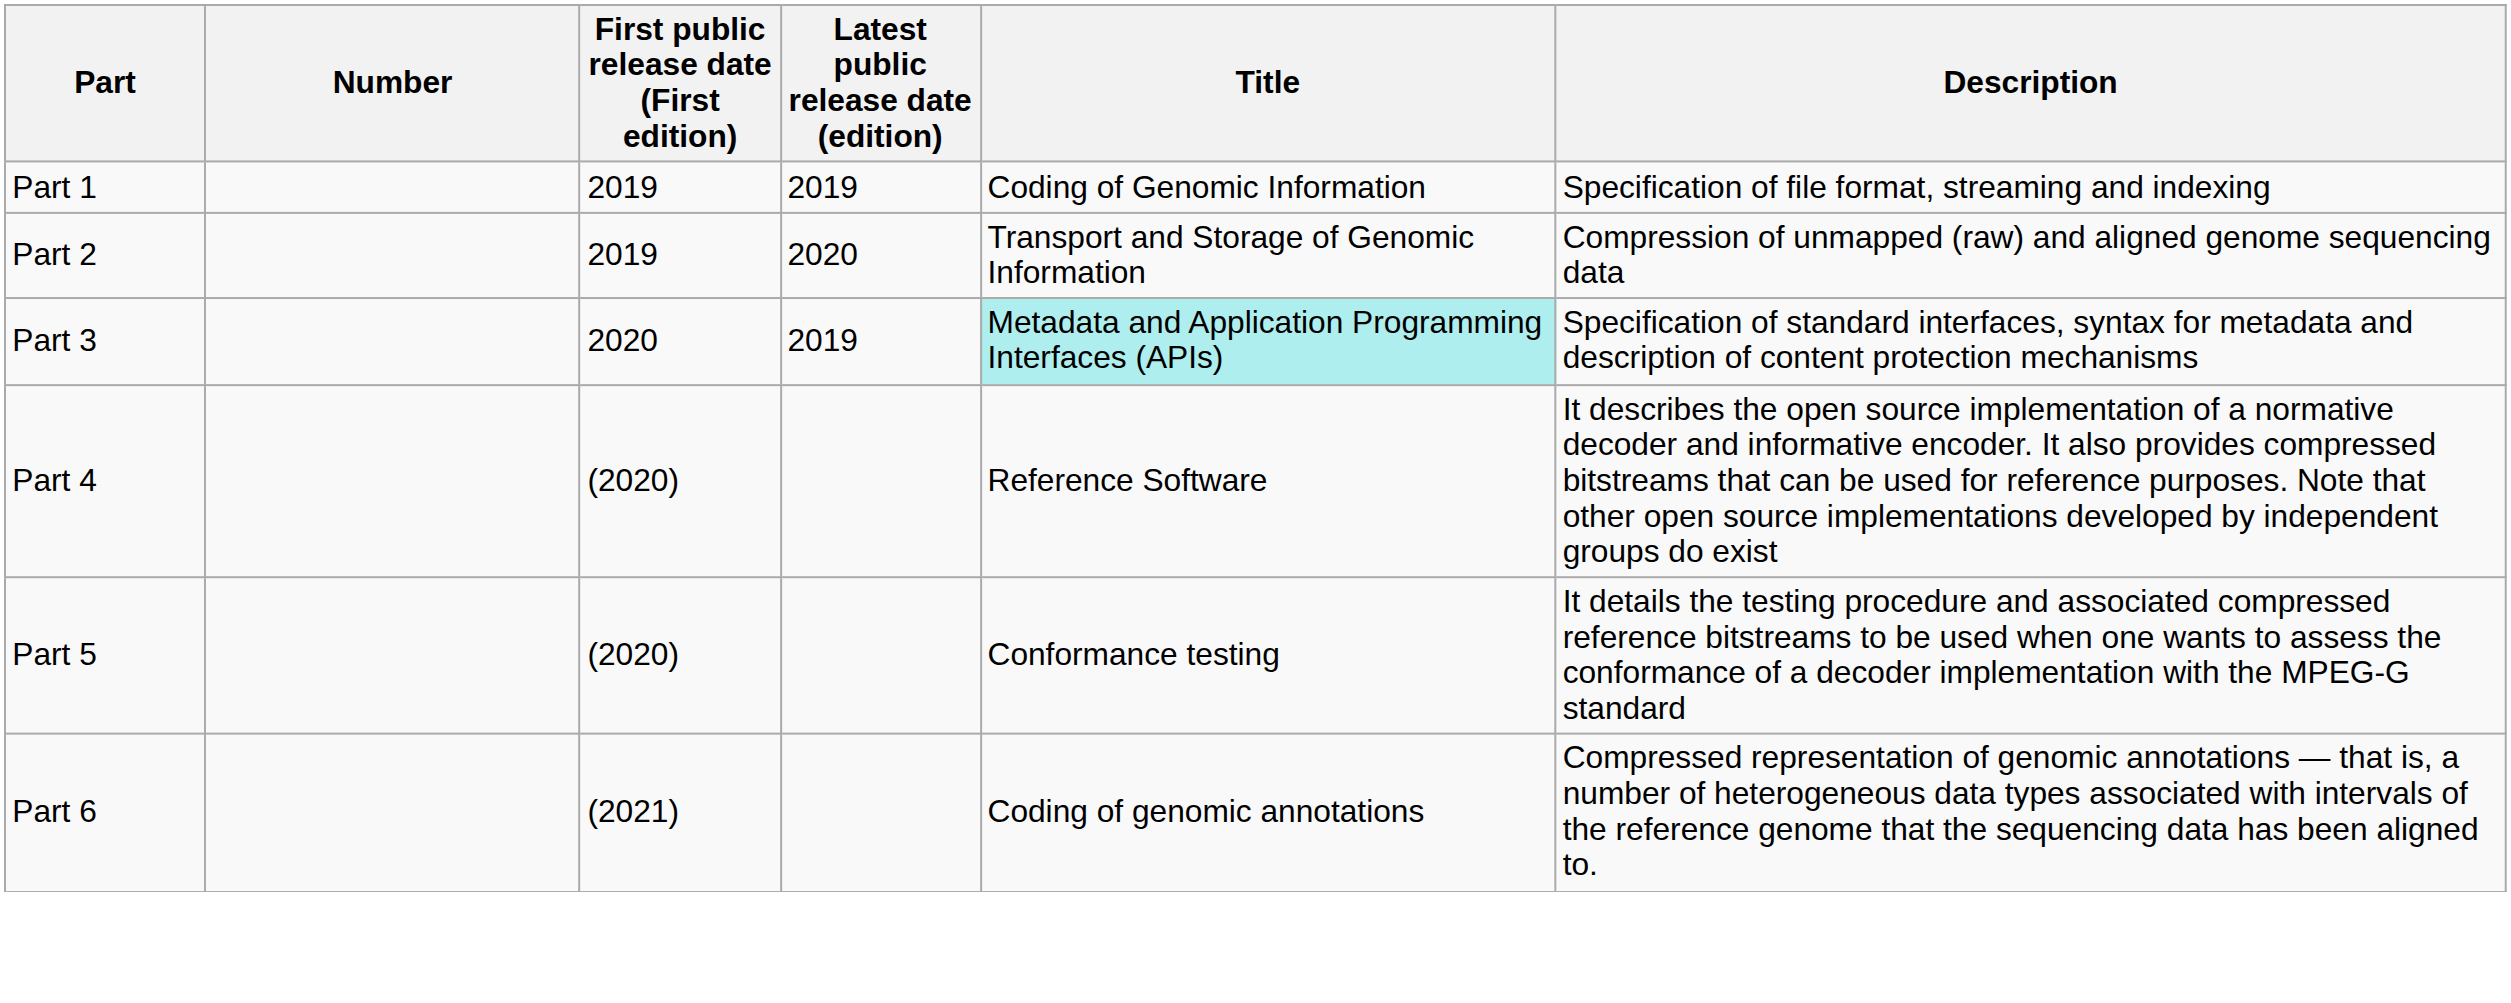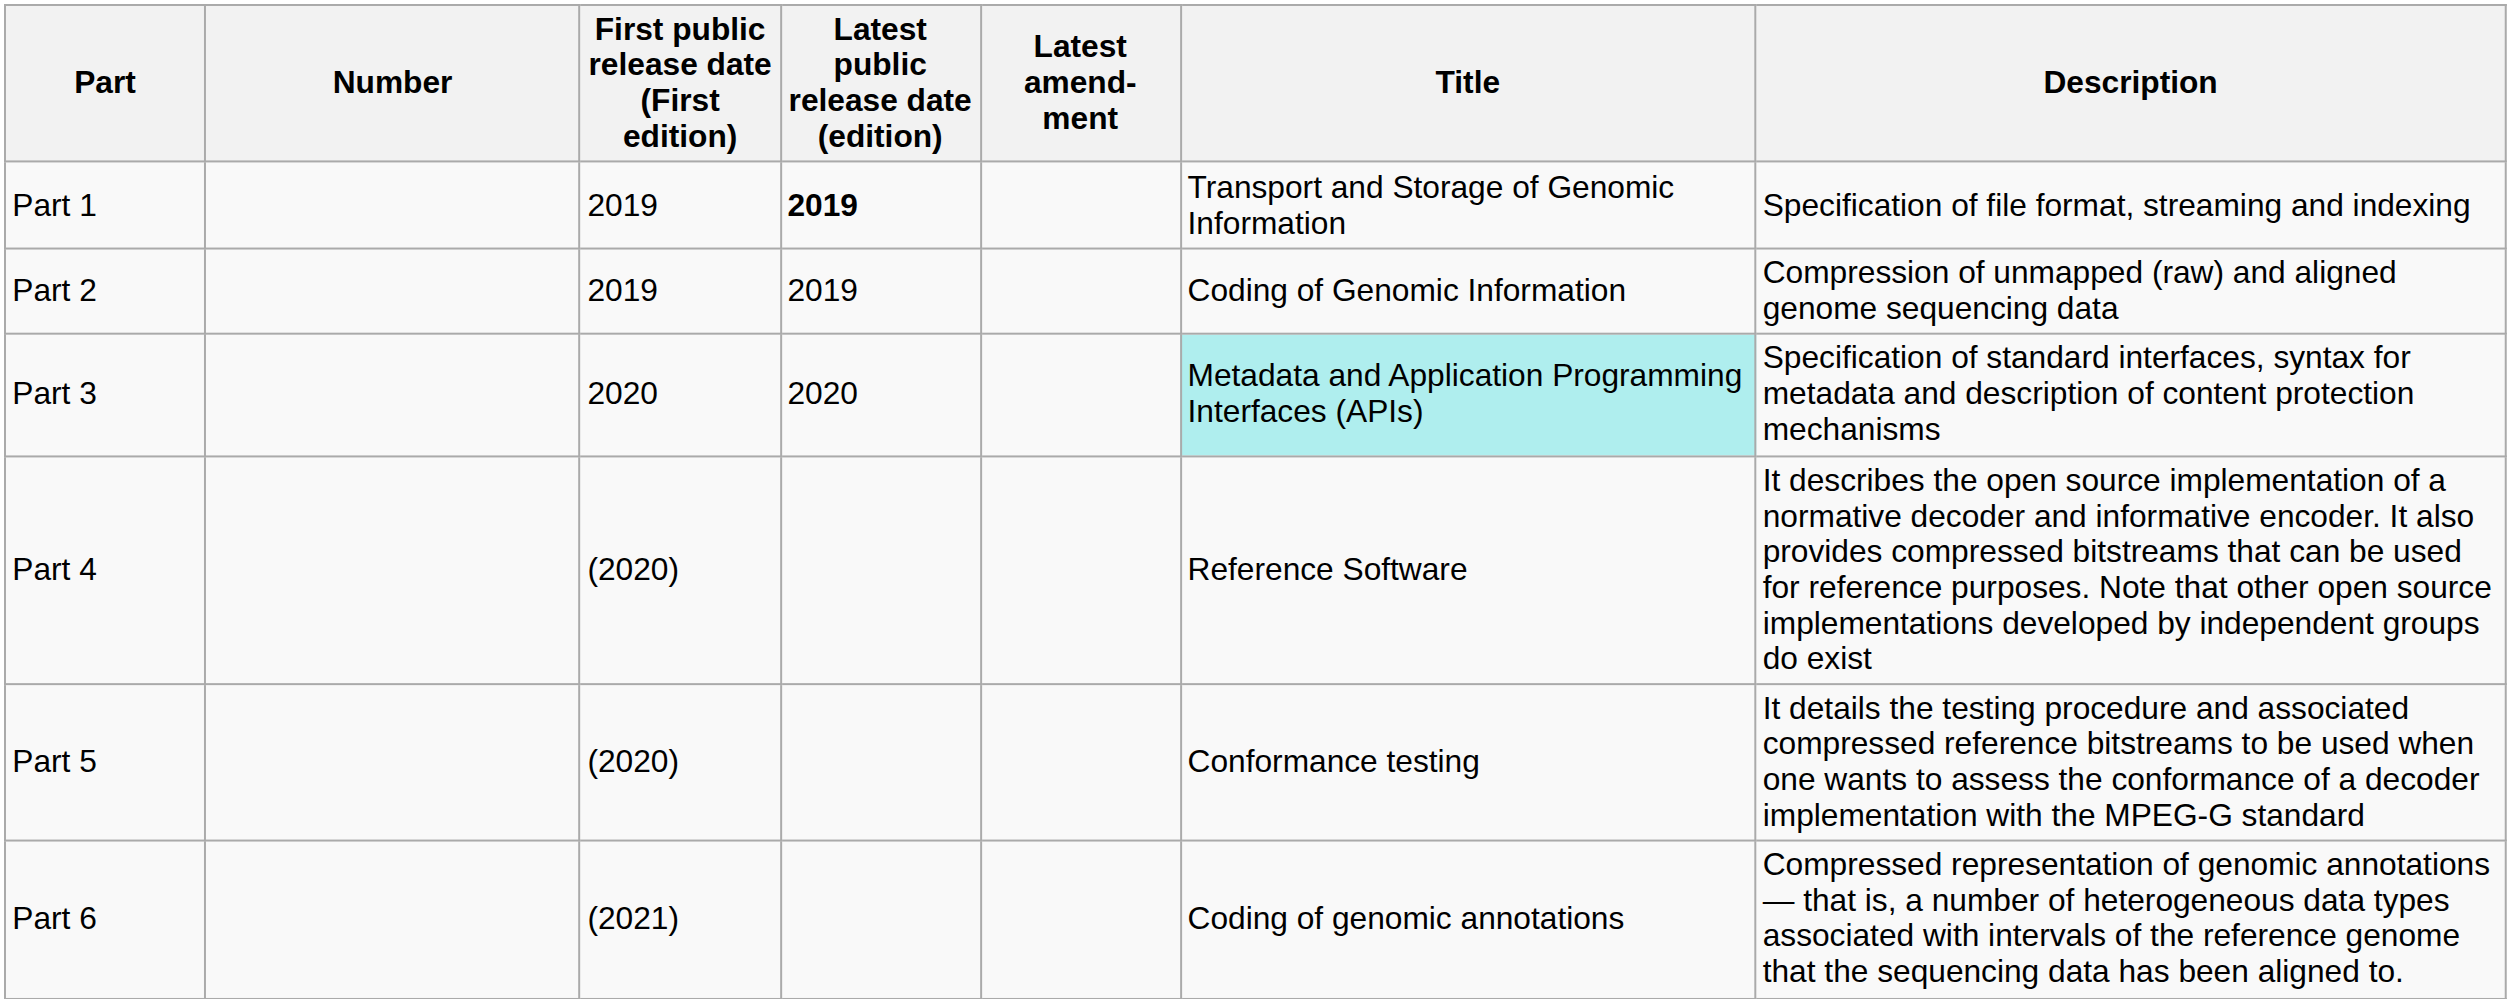+ column: (1080, 83)
(823, 186) normal -> (823, 204) bold
(1207, 186) Coding of Genomic Information -> (1431, 204) Transport and Storage of Genomic Information
(823, 254) 2020 -> (823, 290) 2019
(1231, 254) Transport and Storage of Genomic Information -> (1407, 290) Coding of Genomic Information
(823, 340) 2019 -> (823, 394) 2020
